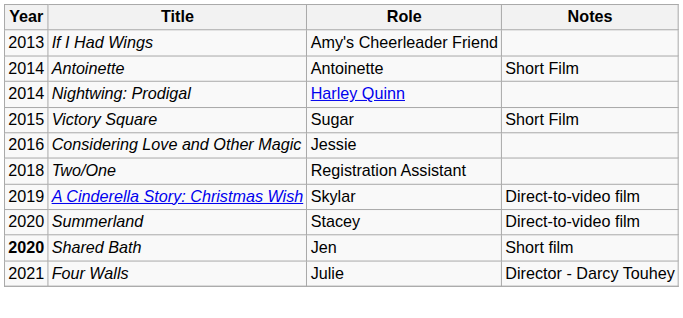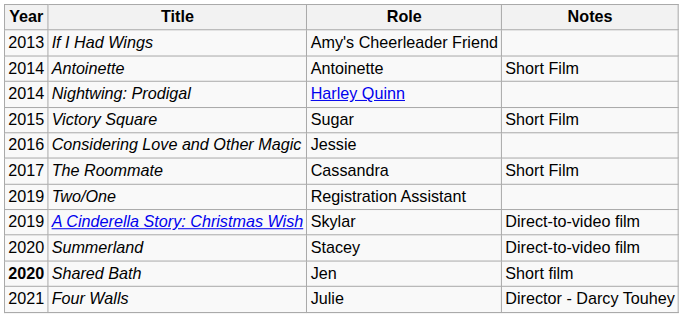+ row: (107, 171)
(26, 171) 2018 -> (26, 196) 2019
